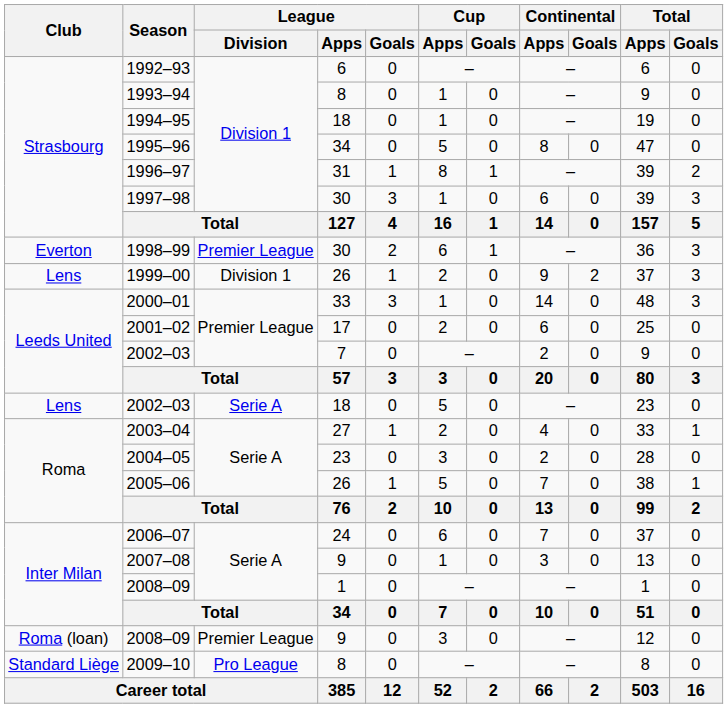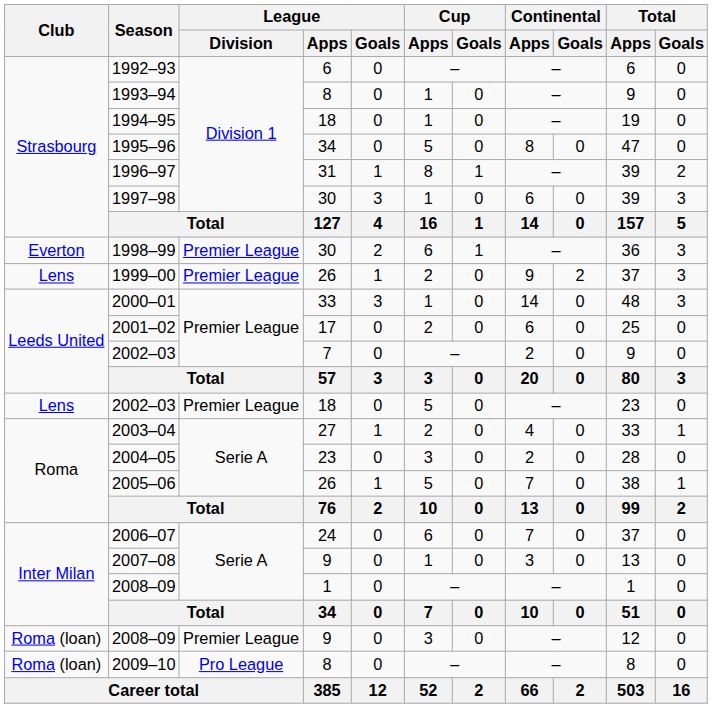(256, 276) Division 1 -> (241, 276) Premier League
(256, 405) Serie A -> (241, 405) Premier League
(64, 664) Standard Liège -> (56, 664) Roma (loan)
